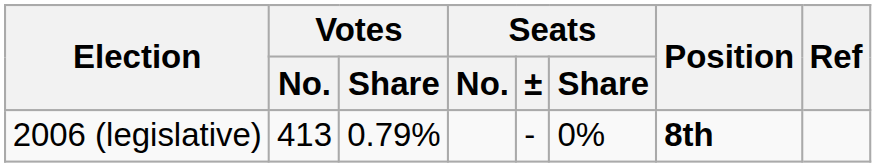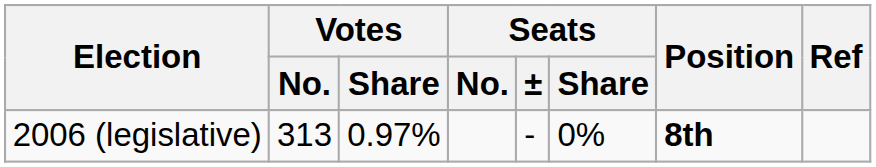(304, 135) 413 -> (304, 135) 313
(394, 135) 0.79% -> (394, 135) 0.97%
